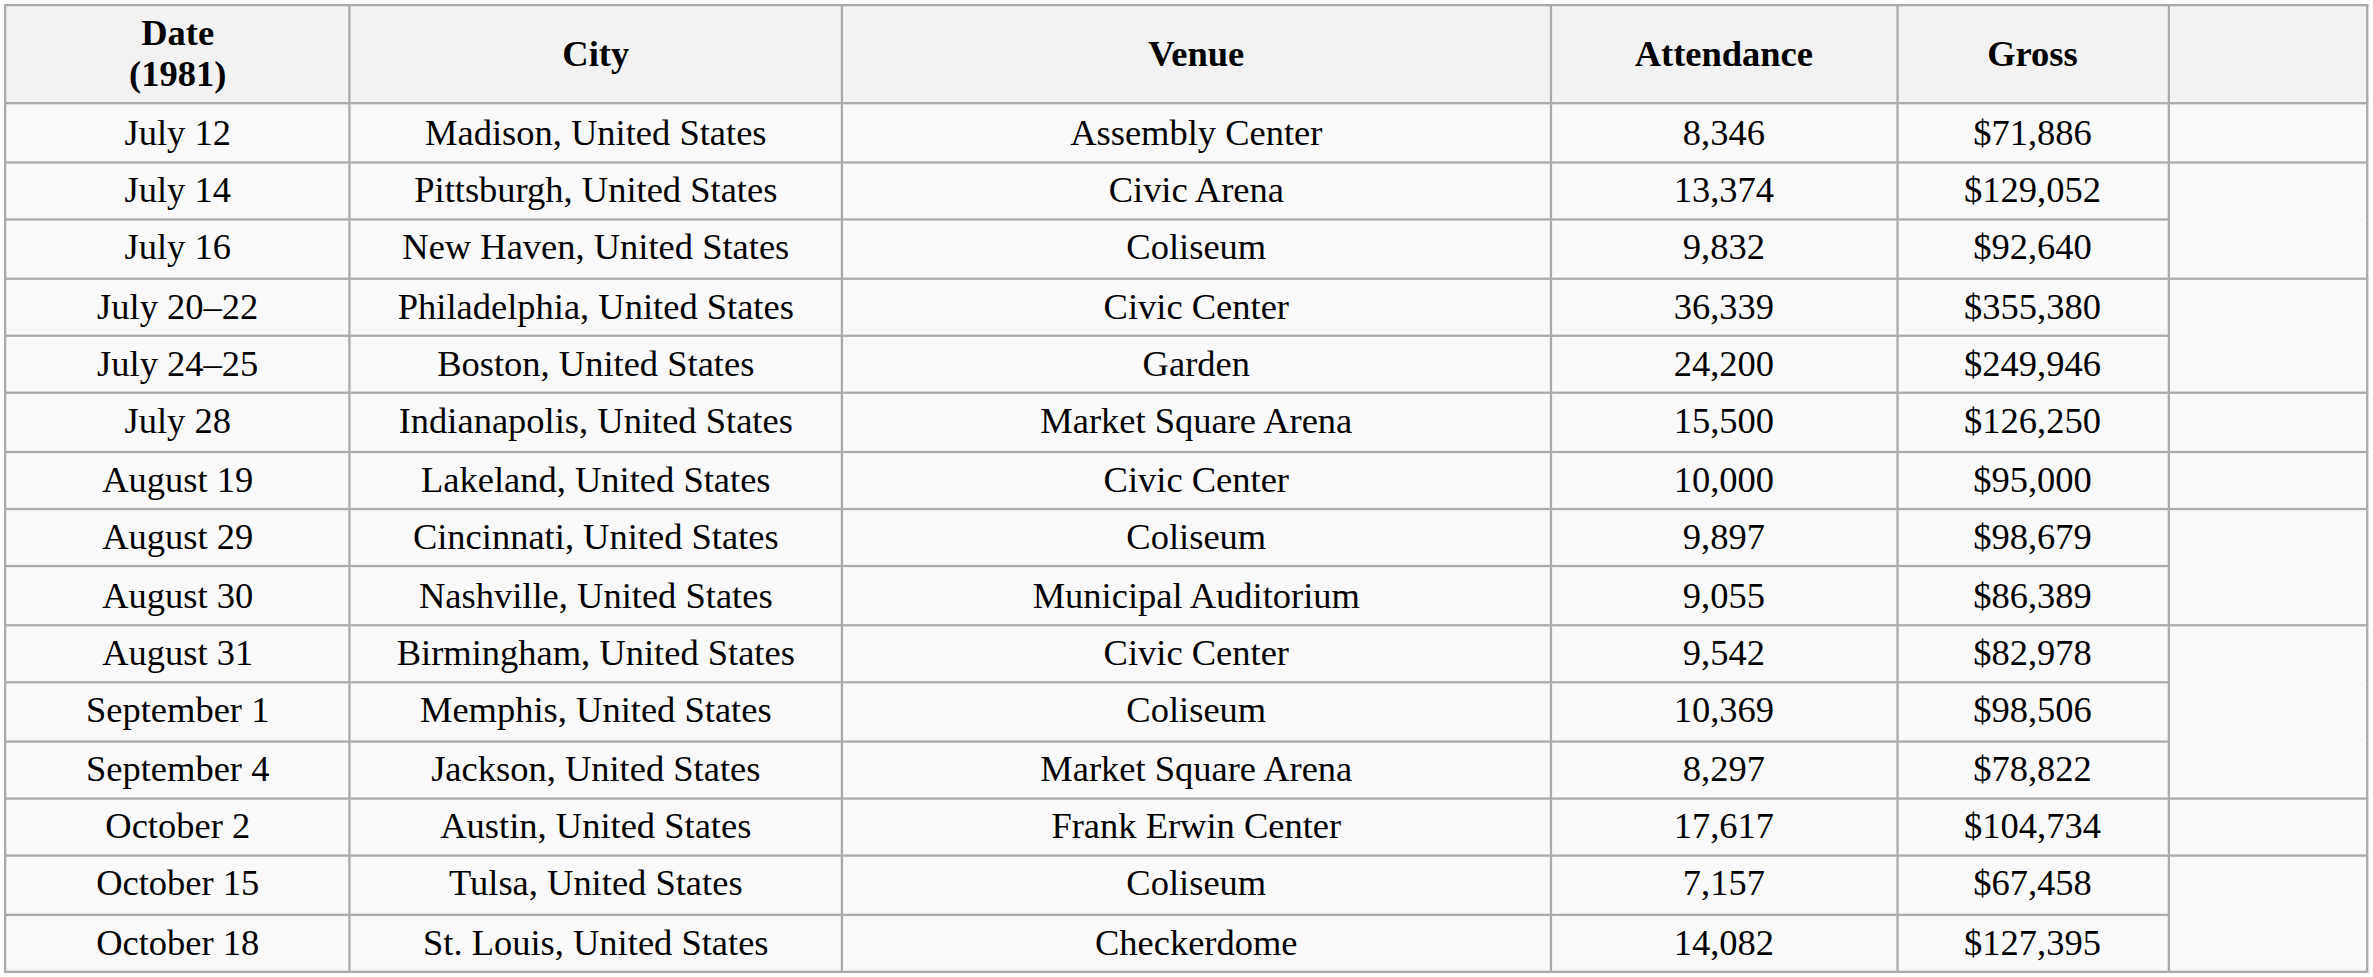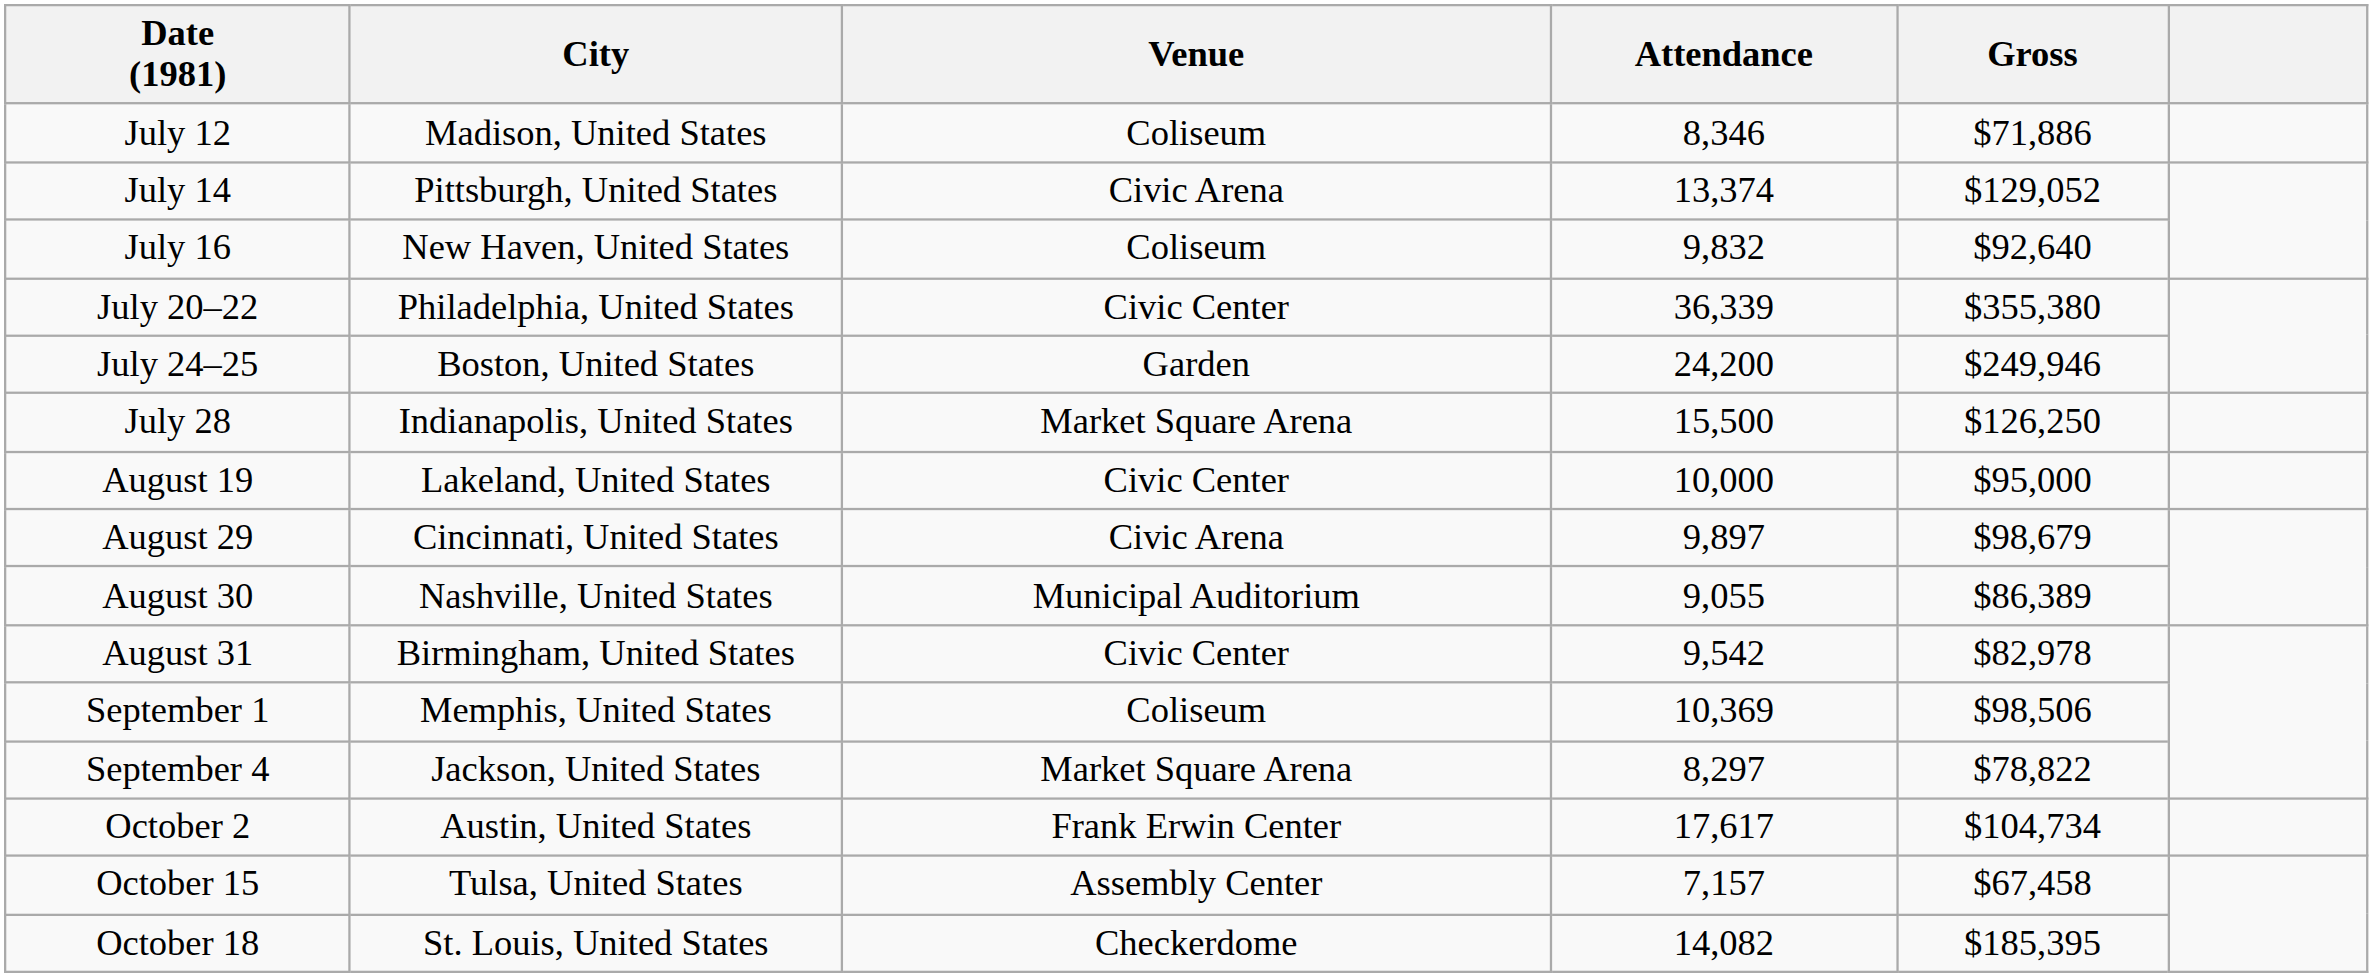(1196, 132) Assembly Center -> (1196, 132) Coliseum
(1196, 537) Coliseum -> (1196, 537) Civic Arena
(1196, 884) Coliseum -> (1196, 884) Assembly Center
(2032, 942) $127,395 -> (2032, 942) $185,395
